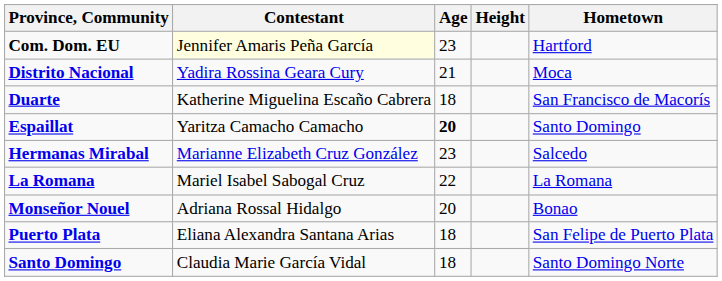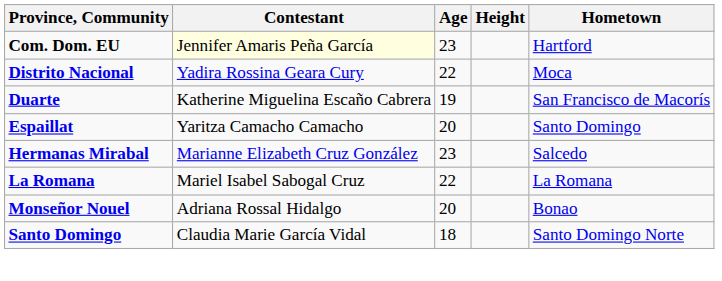(448, 72) 21 -> (448, 72) 22
(448, 99) 18 -> (448, 99) 19
(448, 126) bold -> (448, 126) normal
- row: (54, 235)
